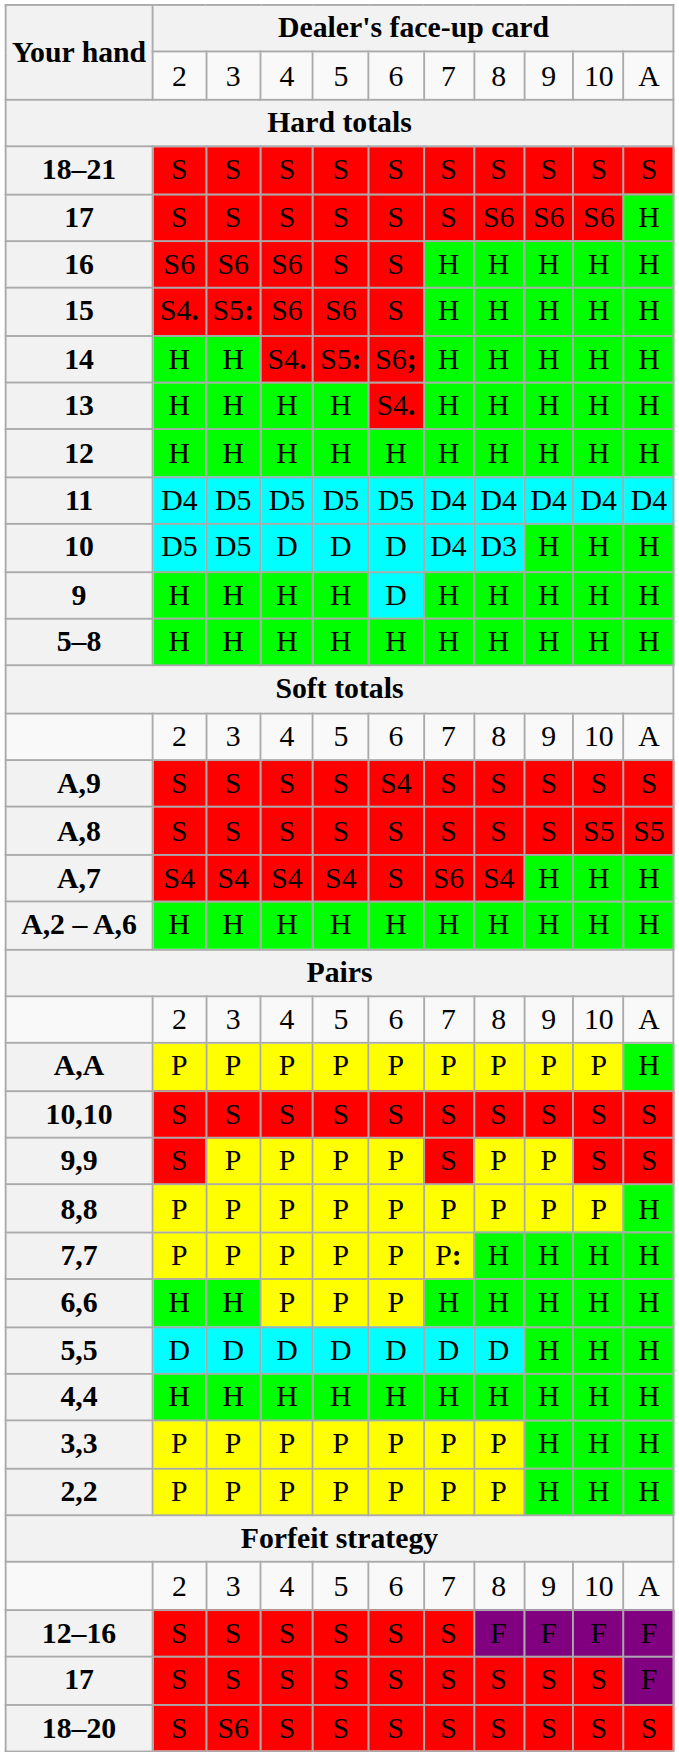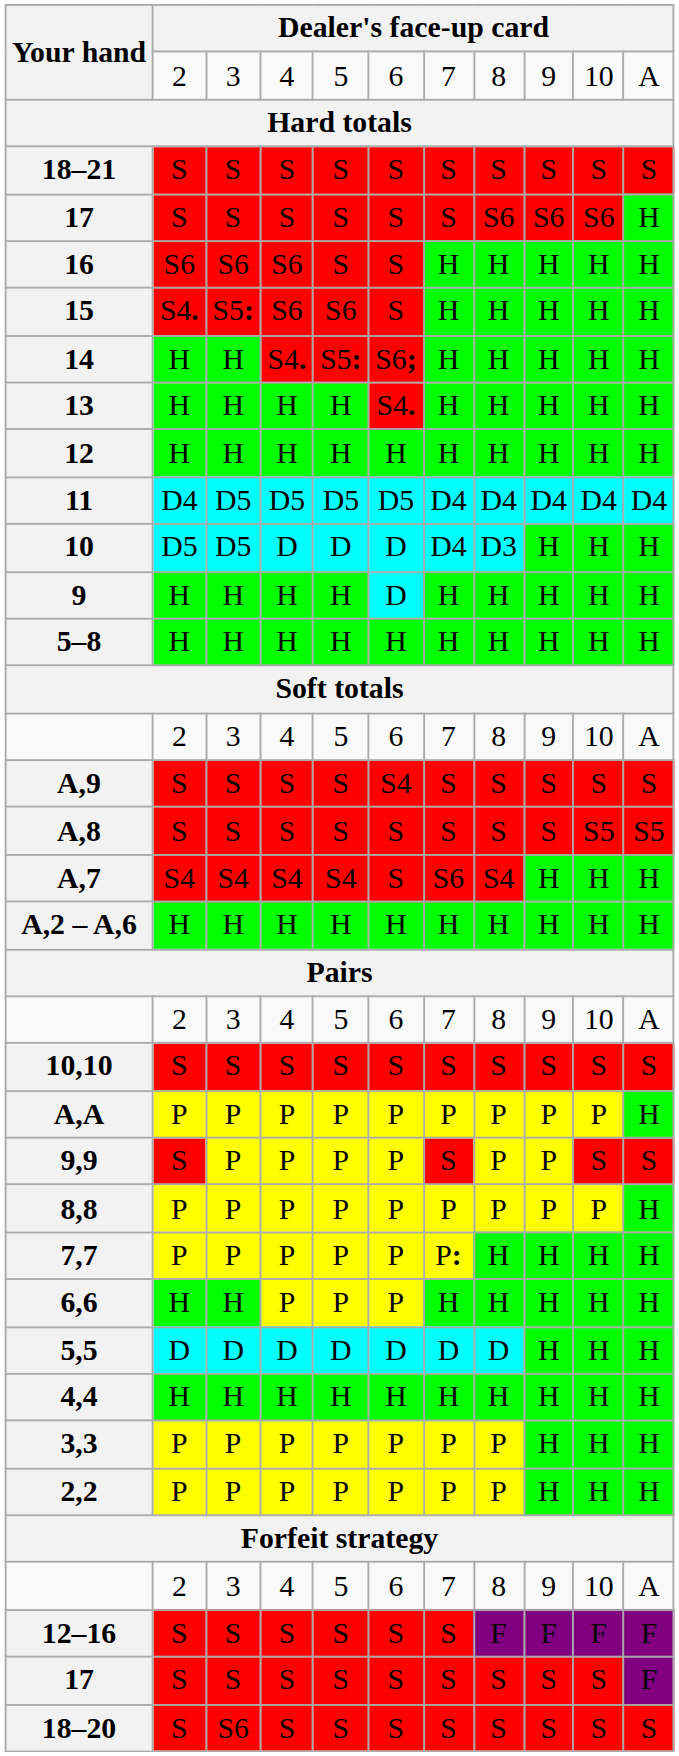rows swapped: (79, 1066) <-> (79, 1113)
